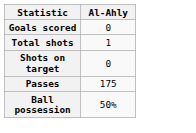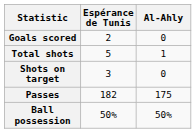+ column: (108, 17)
